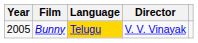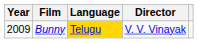(19, 29) 2005 -> (19, 29) 2009
